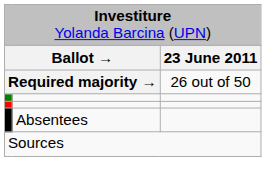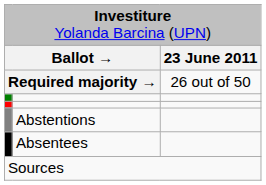+ row: (8, 120)
